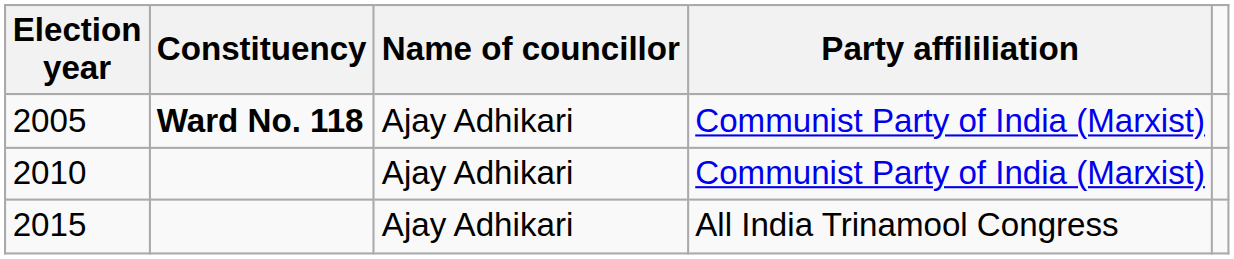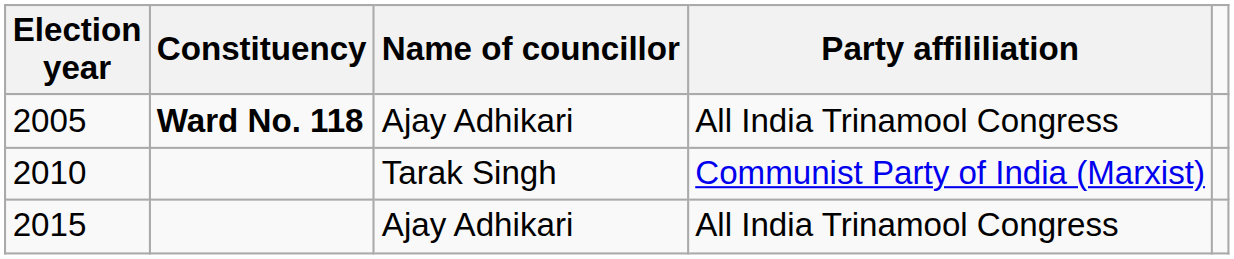(950, 120) Communist Party of India (Marxist) -> (907, 120) All India Trinamool Congress
(478, 173) Ajay Adhikari -> (469, 173) Tarak Singh
